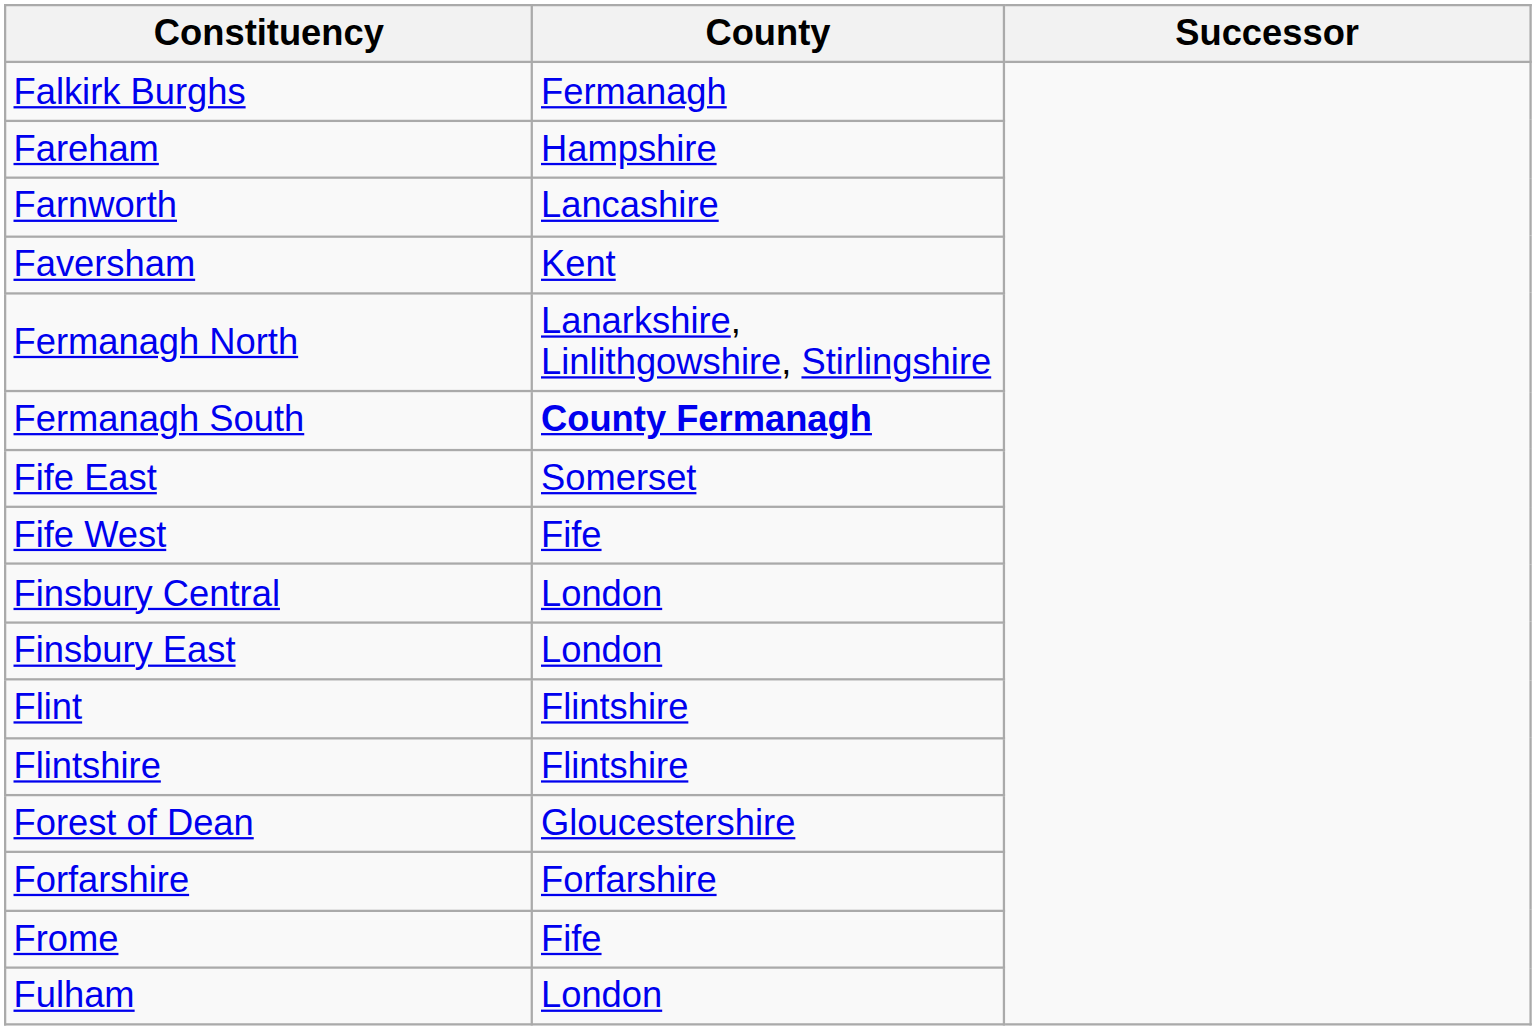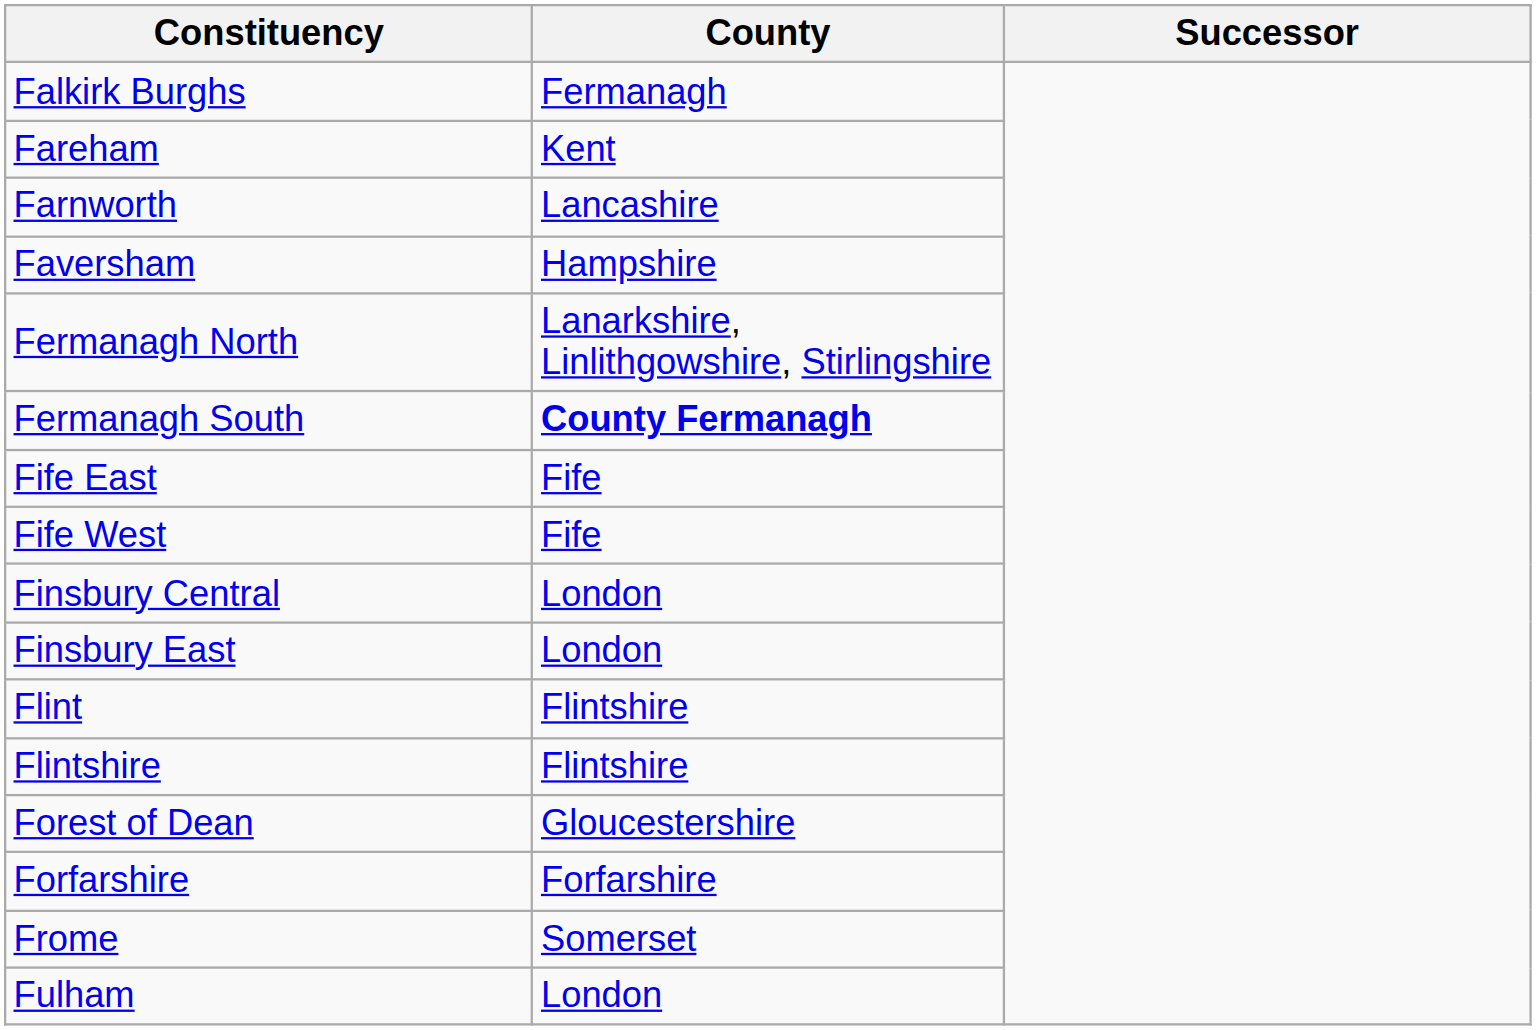(629, 148) Hampshire -> (578, 148) Kent
(578, 263) Kent -> (629, 263) Hampshire
(619, 477) Somerset -> (571, 477) Fife
(571, 938) Fife -> (619, 938) Somerset
